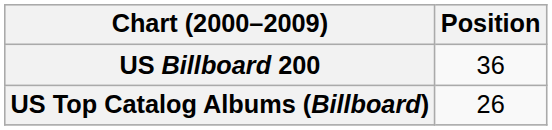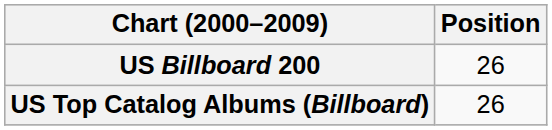(491, 64) 36 -> (491, 64) 26
